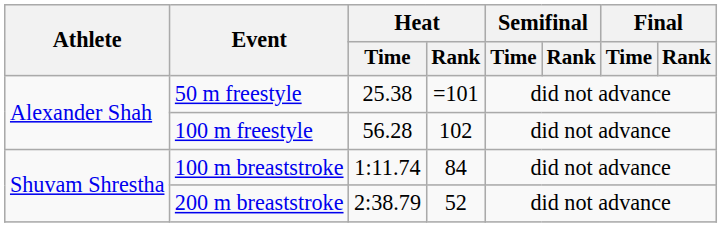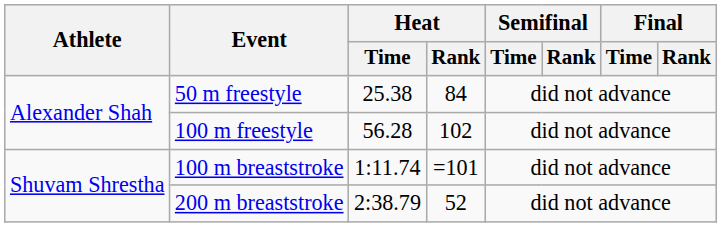(456, 94) =101 -> (456, 94) 84
(456, 167) 84 -> (456, 167) =101
